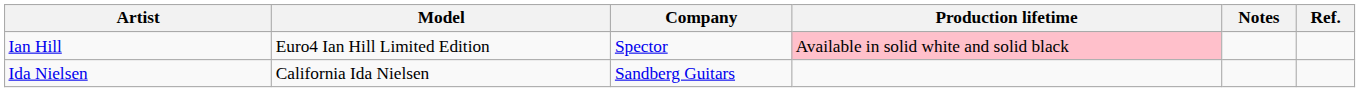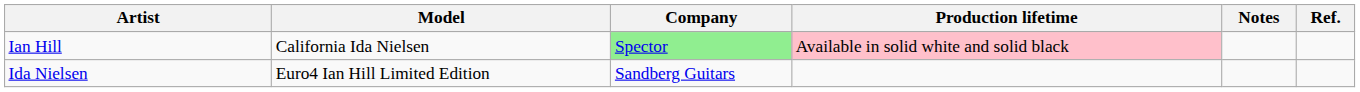(383, 45) Euro4 Ian Hill Limited Edition -> (352, 45) California Ida Nielsen
(641, 45) no background -> (641, 45) lightgreen background
(352, 73) California Ida Nielsen -> (383, 73) Euro4 Ian Hill Limited Edition
